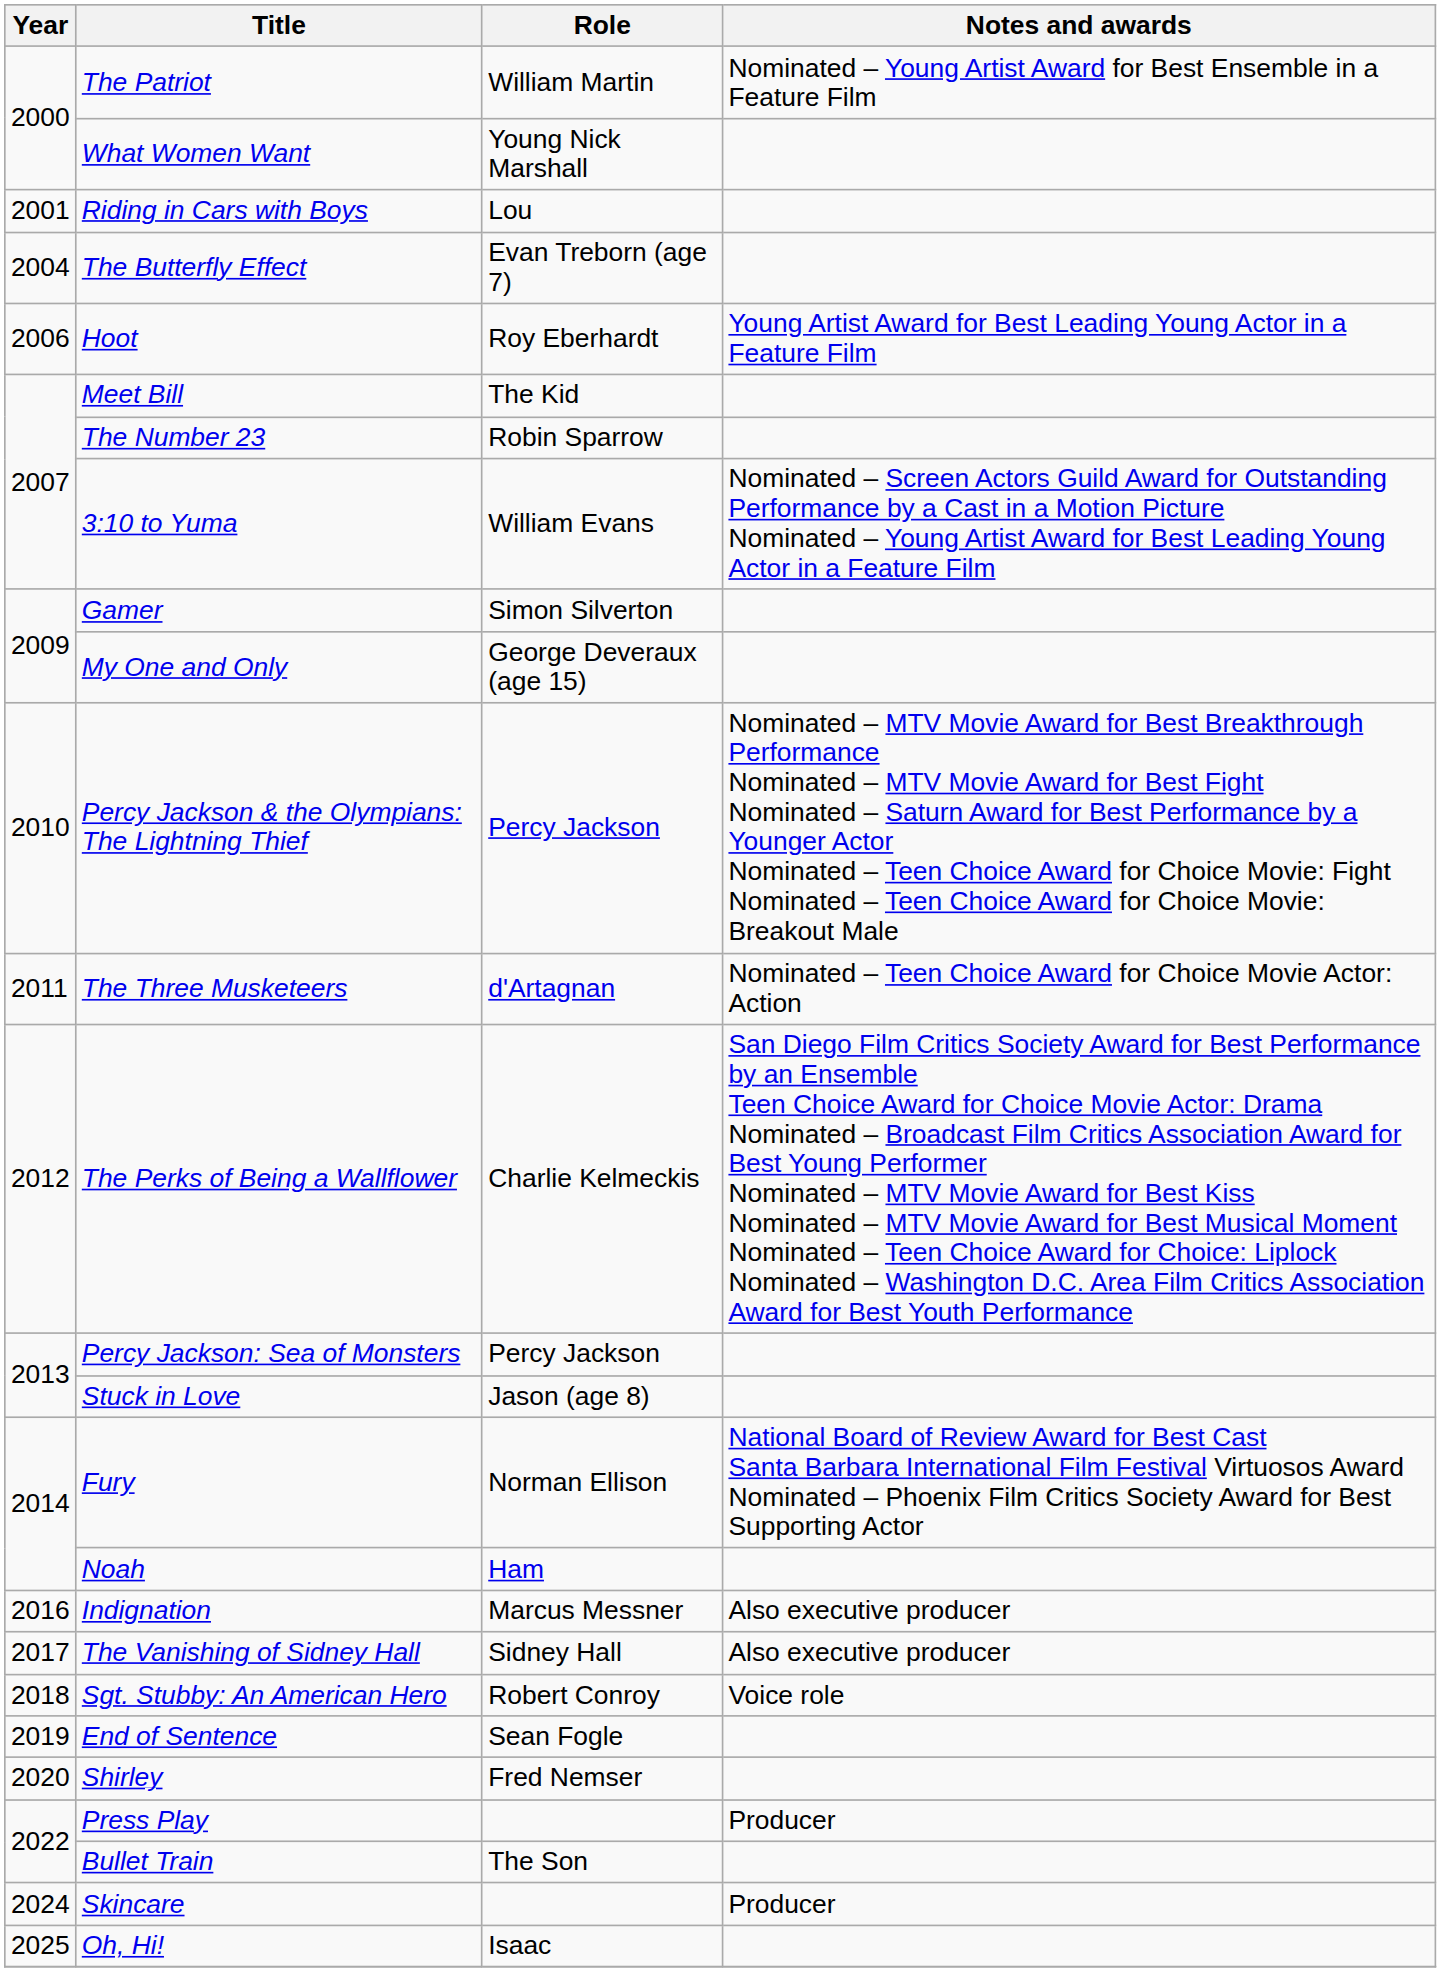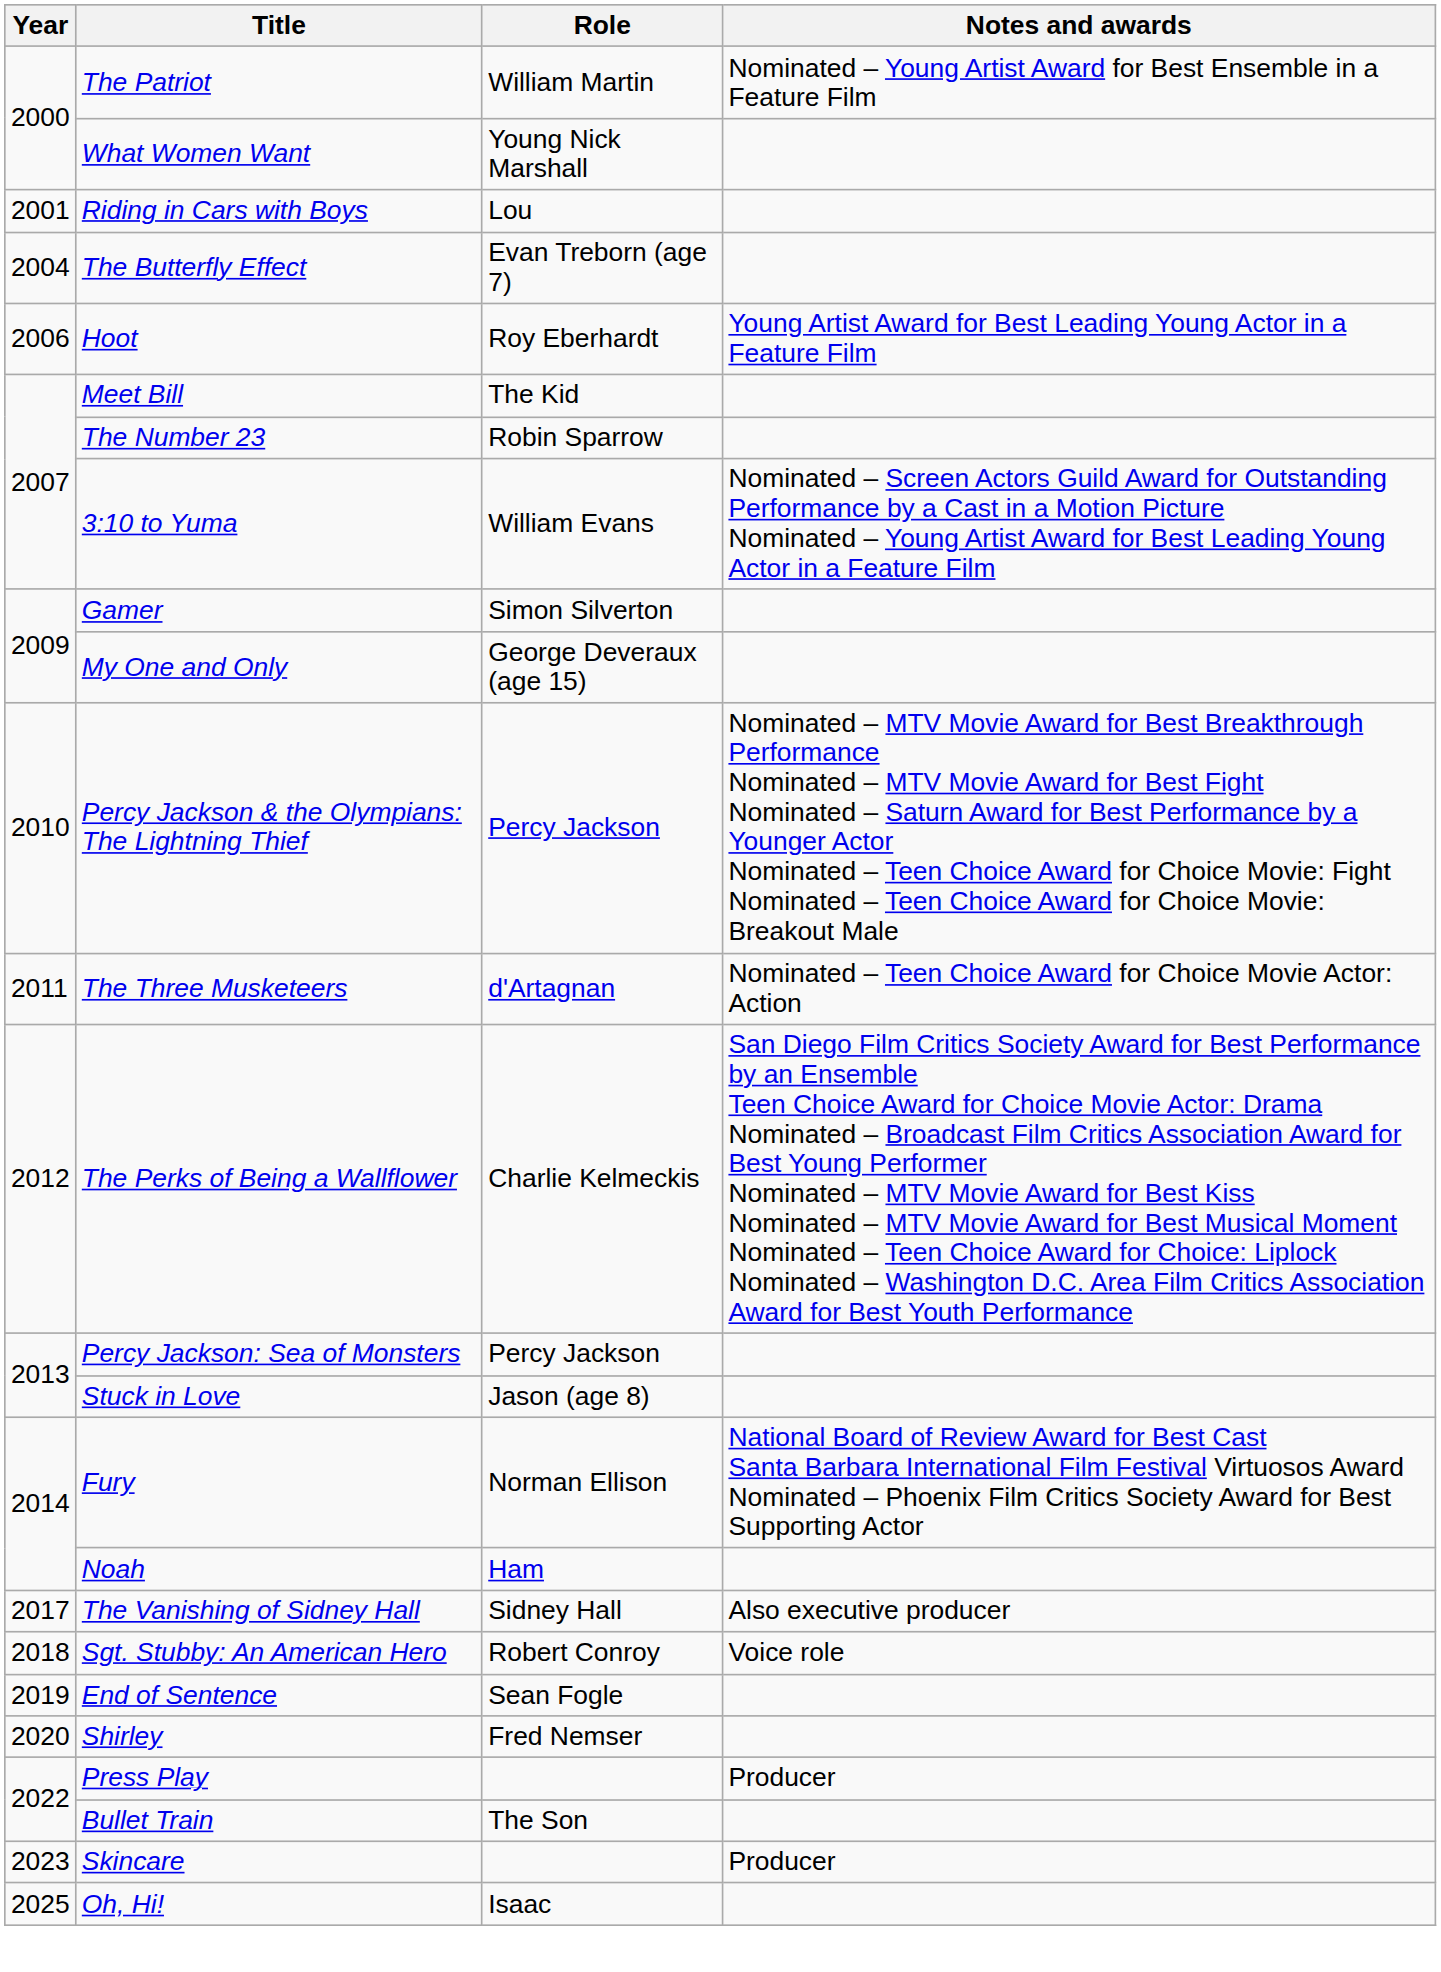- row: (146, 1610)
(40, 1903) 2024 -> (40, 1861) 2023
